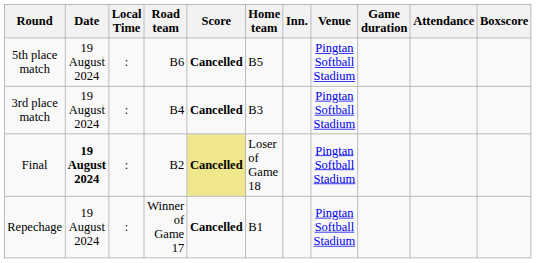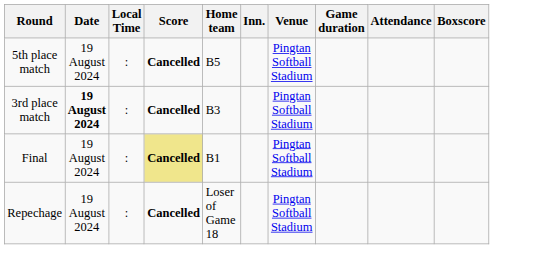- column: (166, 21)
(87, 110) normal -> (87, 110) bold
(87, 165) bold -> (87, 158) normal
(263, 165) Loser of Game 18 -> (213, 158) B1
(256, 226) B1 -> (221, 212) Loser of Game 18
